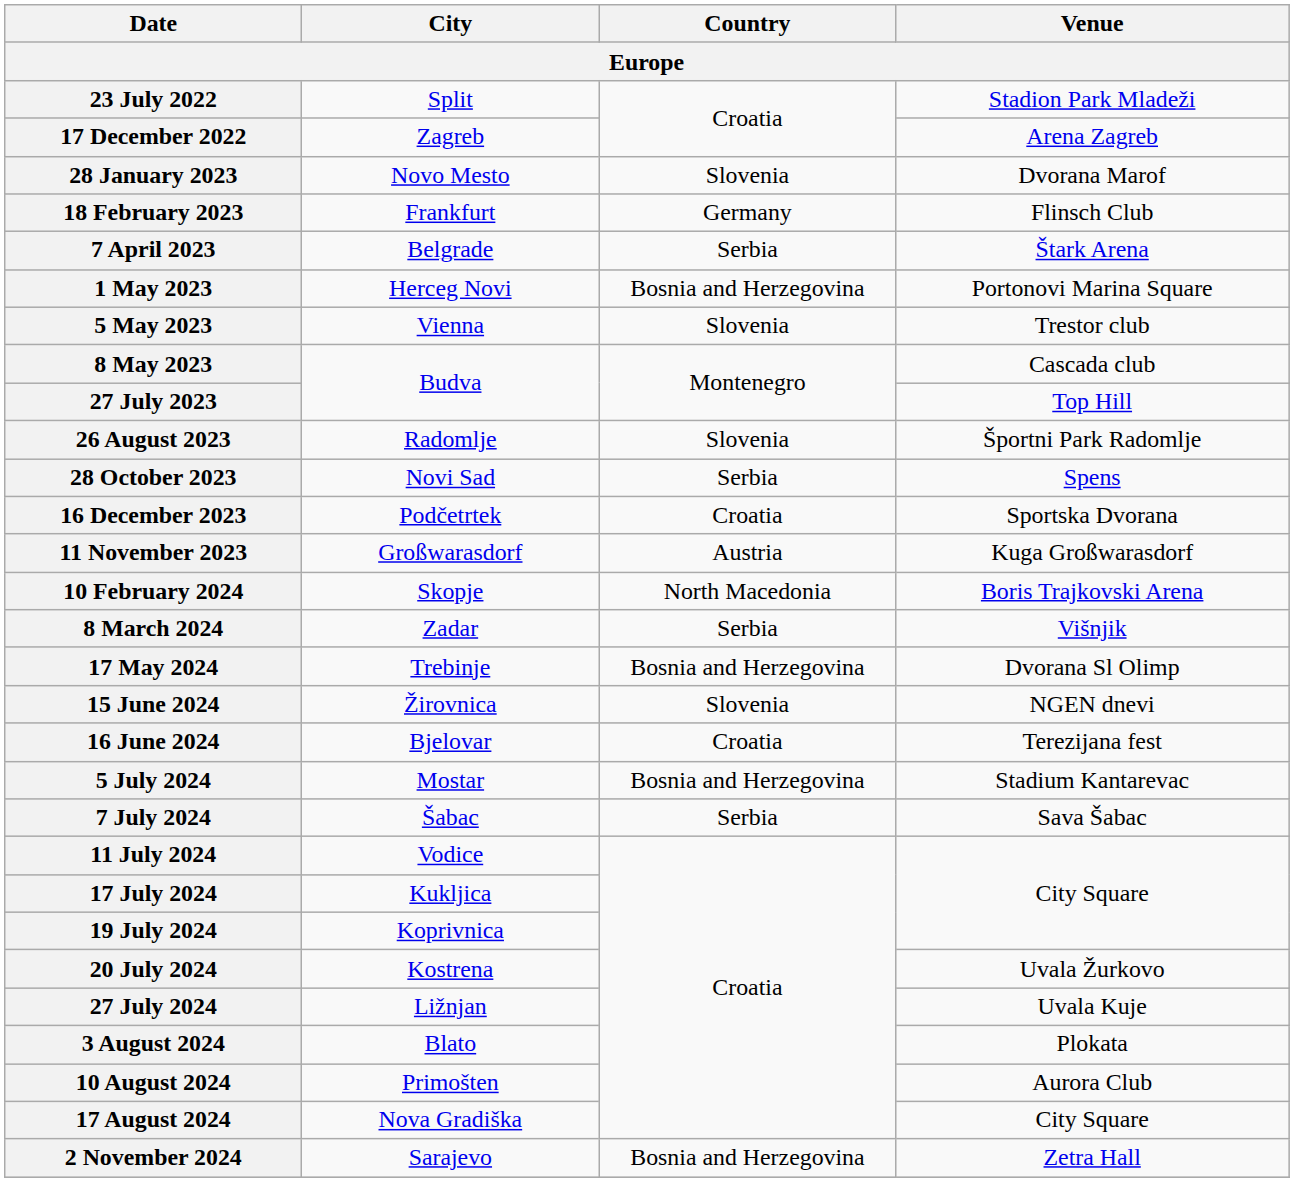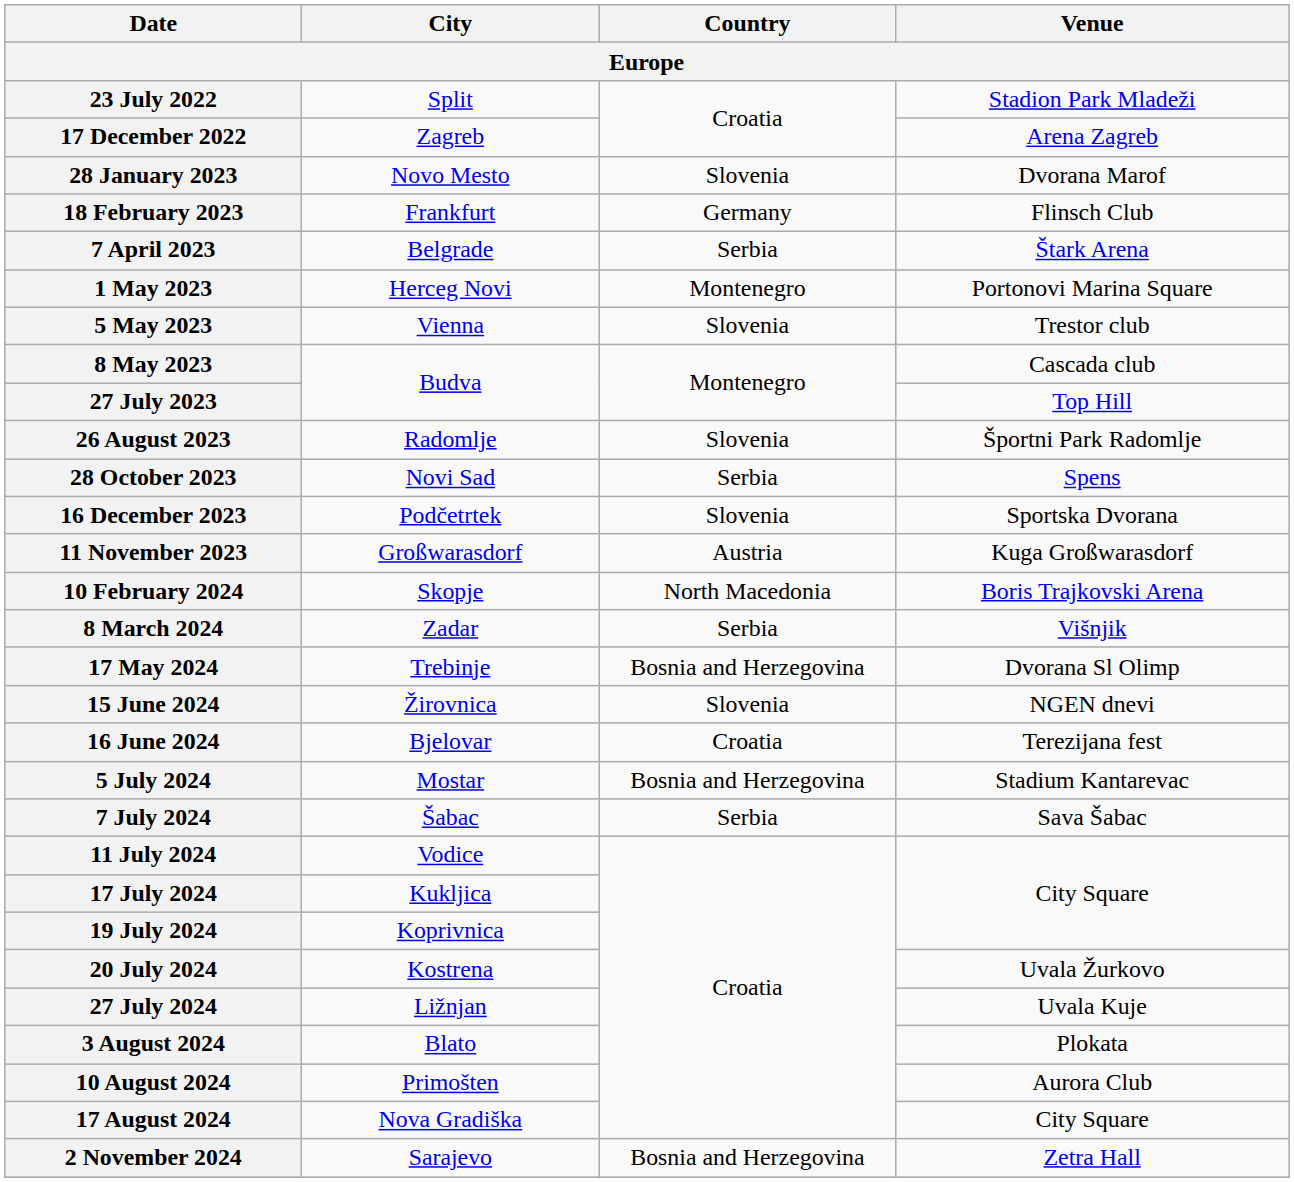(747, 288) Bosnia and Herzegovina -> (747, 288) Montenegro
(747, 514) Croatia -> (747, 514) Slovenia
